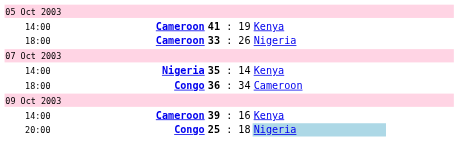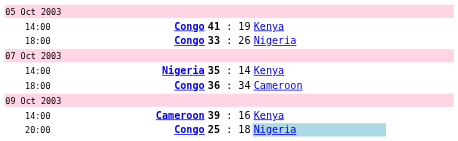(180, 26) Cameroon -> (189, 26) Congo
(180, 41) Cameroon -> (189, 41) Congo
